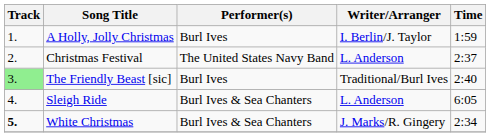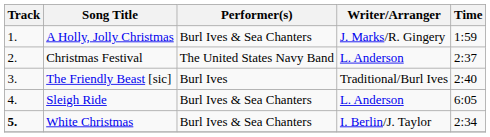(204, 36) Burl Ives -> (246, 36) Burl Ives & Sea Chanters
(386, 36) I. Berlin/J. Taylor -> (393, 36) J. Marks/R. Gingery
(12, 79) lightgreen background -> (12, 79) no background
(393, 121) J. Marks/R. Gingery -> (386, 121) I. Berlin/J. Taylor
